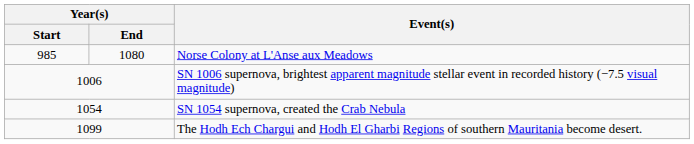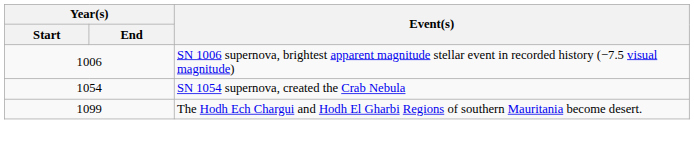- row: (275, 54)
